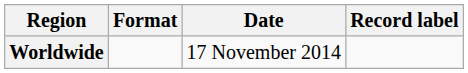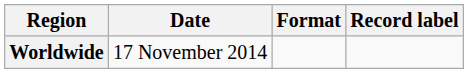columns swapped: (264, 20) <-> (145, 20)
